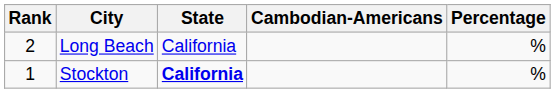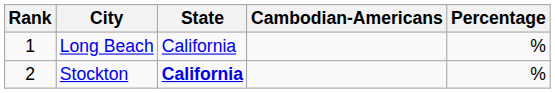(30, 46) 2 -> (30, 46) 1
(30, 74) 1 -> (30, 74) 2
